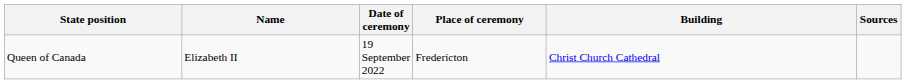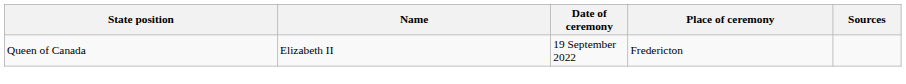- column: (701, 19)
